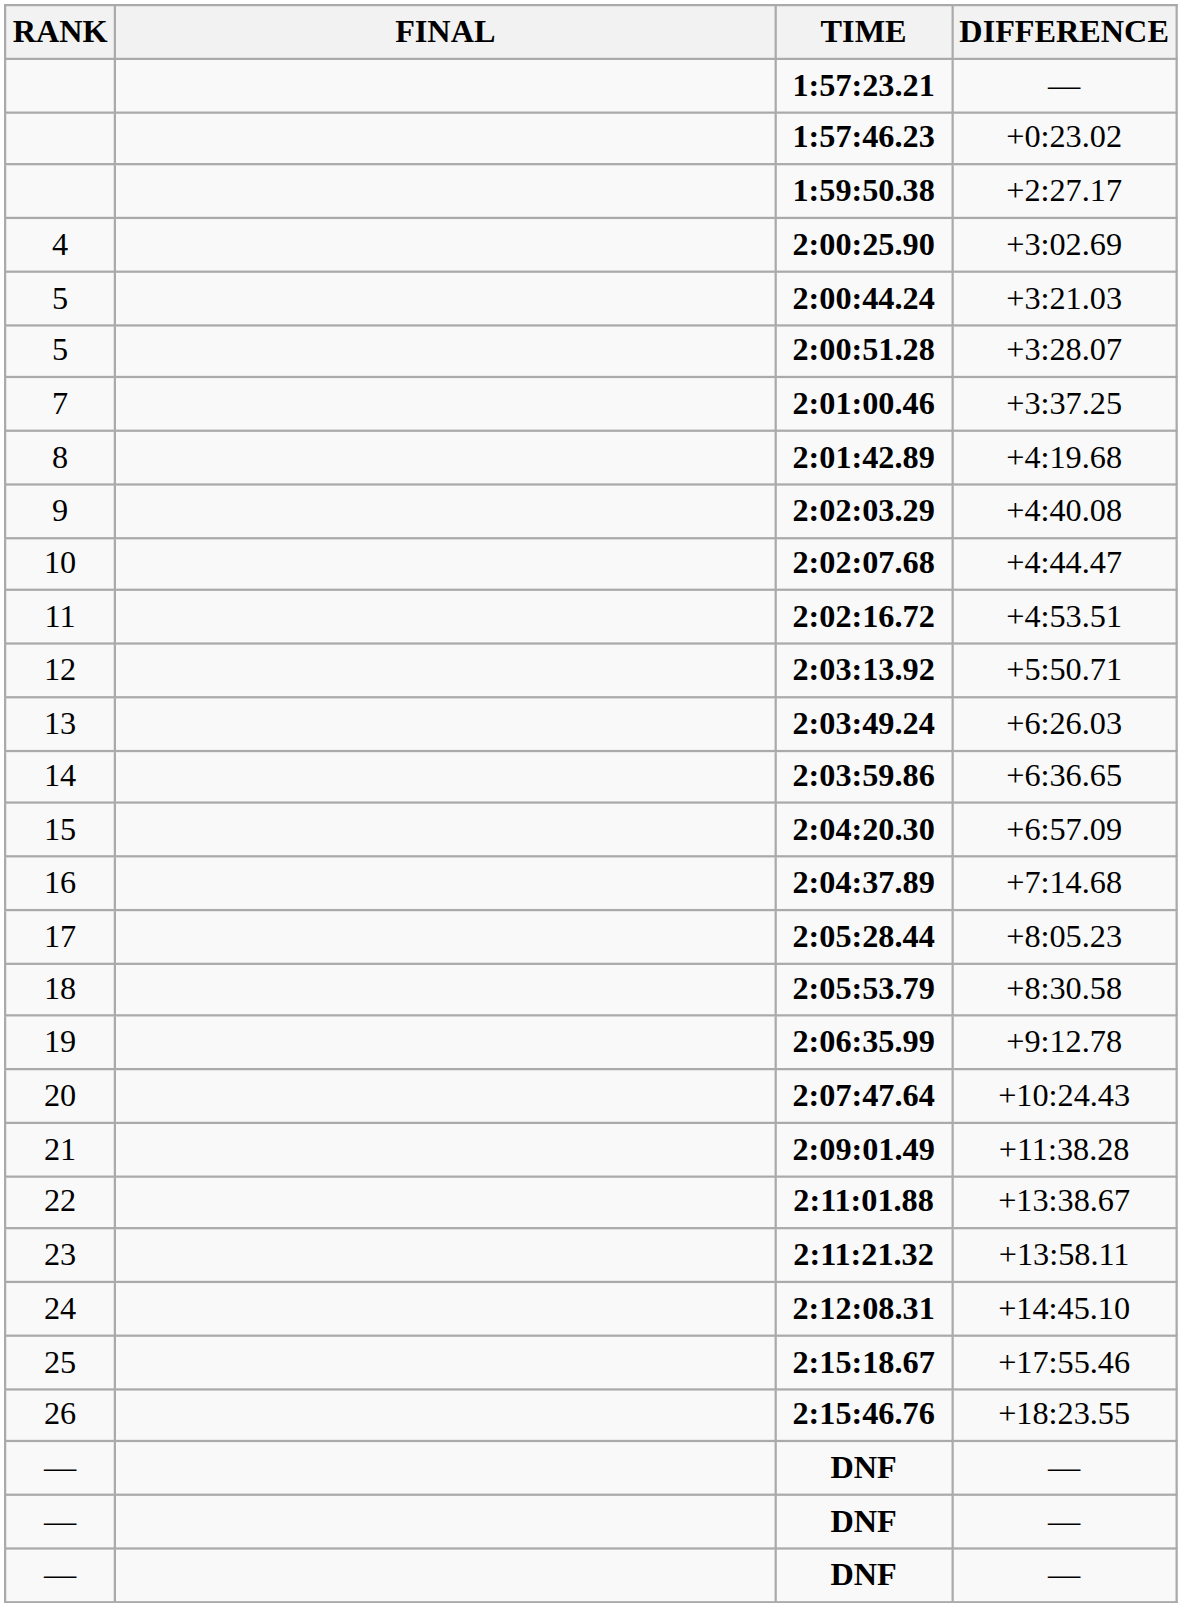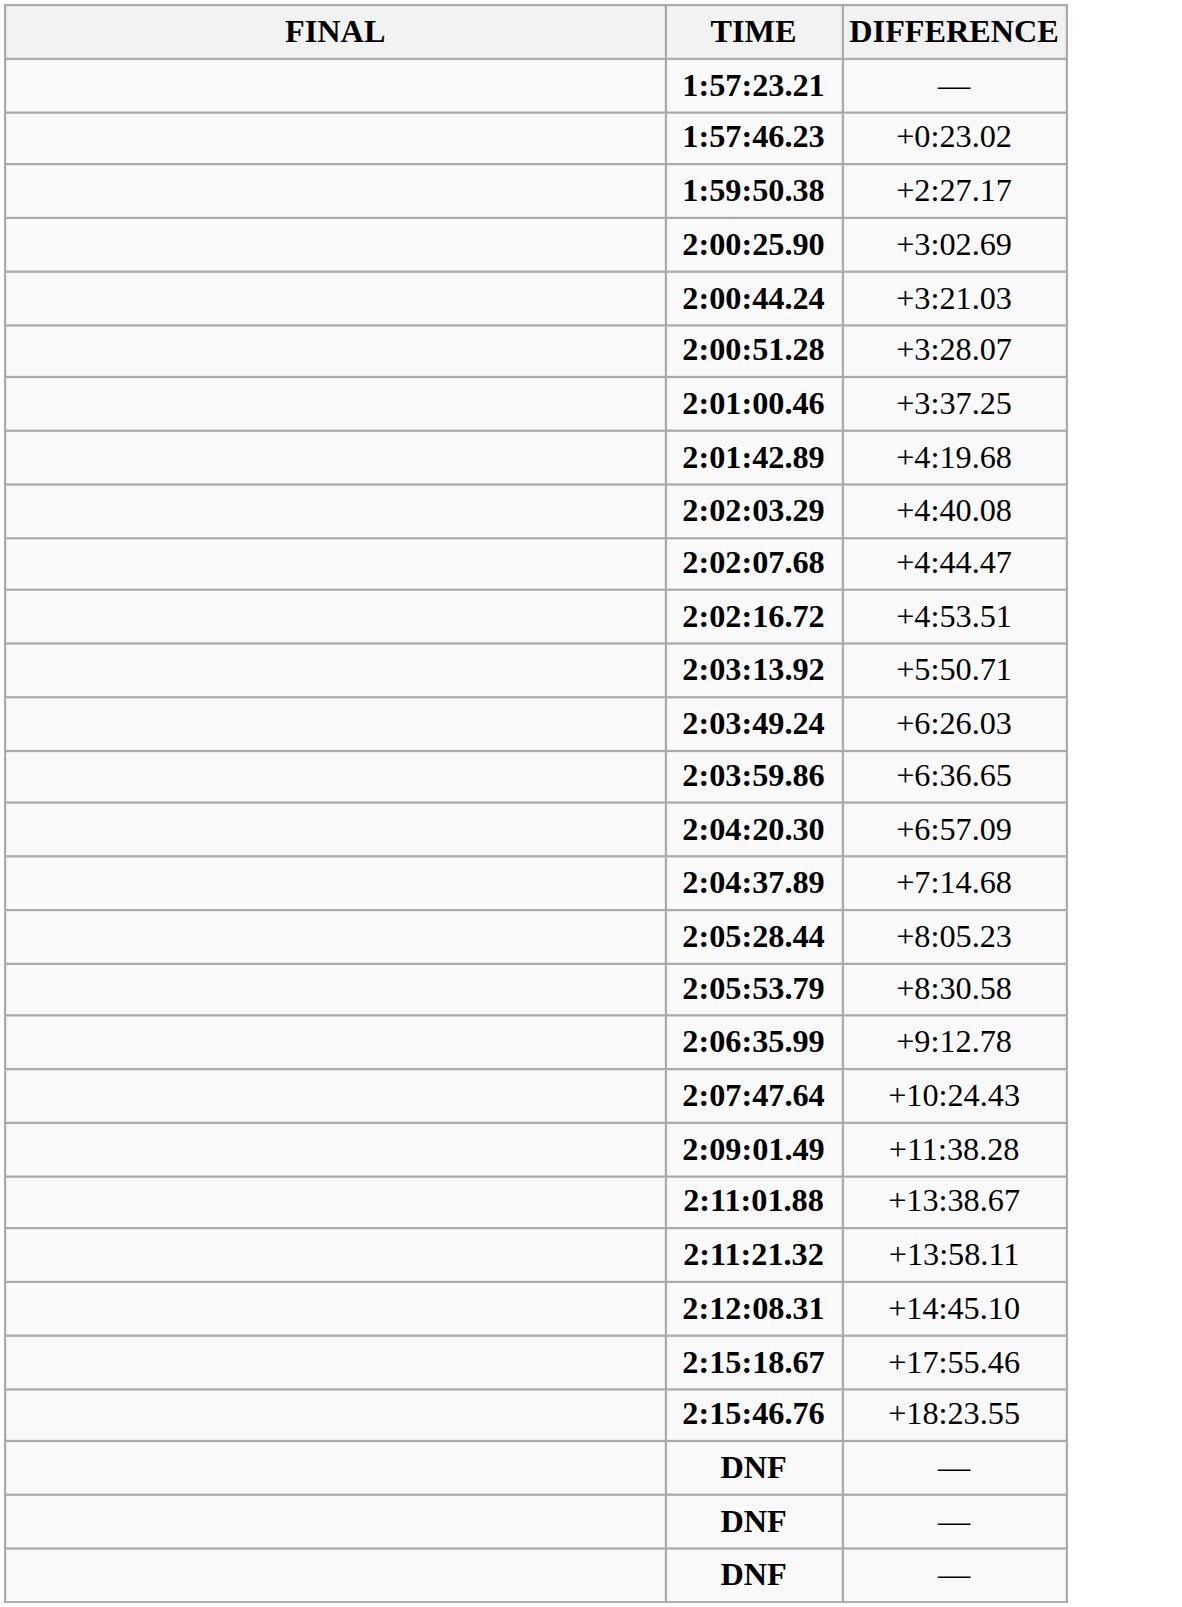- column: (60, 31)
